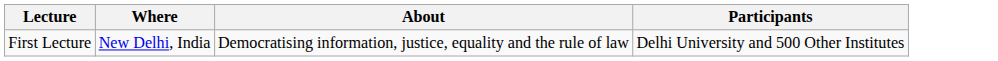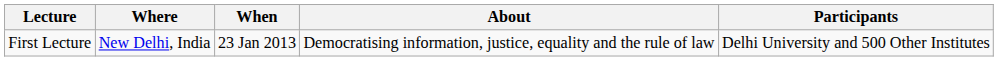+ column: (257, 17)
